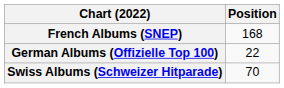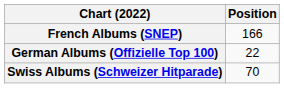(252, 33) 168 -> (252, 33) 166
